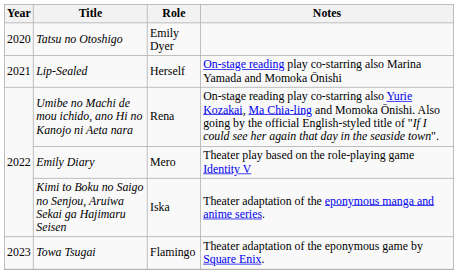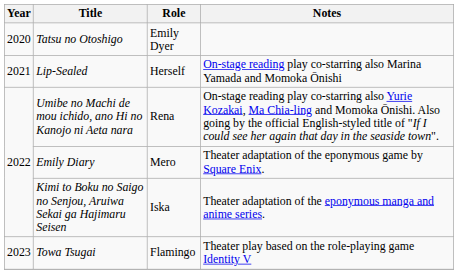(309, 162) Theater play based on the role-playing game Identity V -> (313, 162) Theater adaptation of the eponymous game by Square Enix.
(313, 253) Theater adaptation of the eponymous game by Square Enix. -> (309, 253) Theater play based on the role-playing game Identity V
